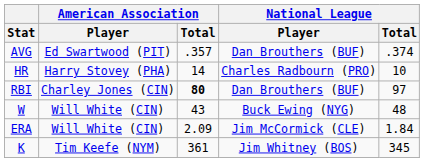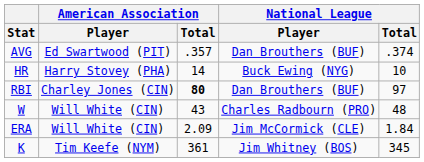(299, 71) Charles Radbourn (PRO) -> (299, 71) Buck Ewing (NYG)
(299, 109) Buck Ewing (NYG) -> (299, 109) Charles Radbourn (PRO)
